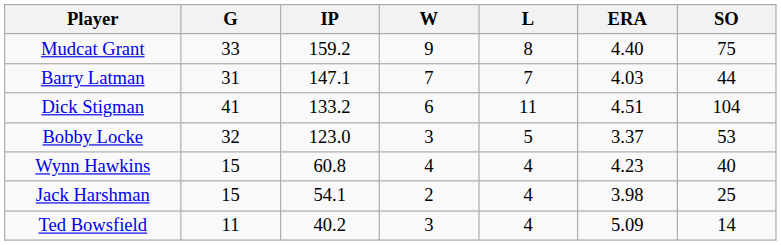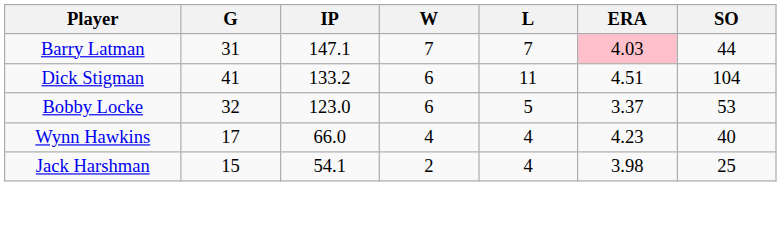- row: (93, 48)
(627, 78) no background -> (627, 48) pink background
(429, 136) 3 -> (429, 107) 6
(230, 166) 15 -> (230, 136) 17
(330, 166) 60.8 -> (330, 136) 66.0
- row: (93, 225)
